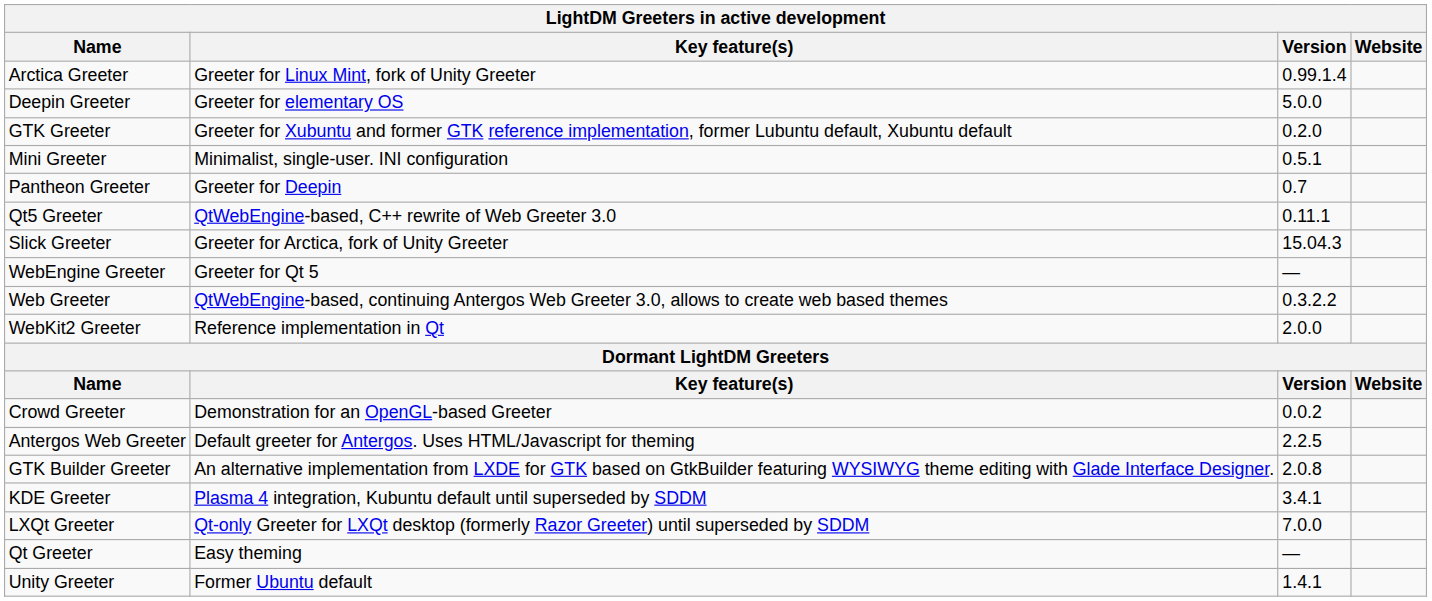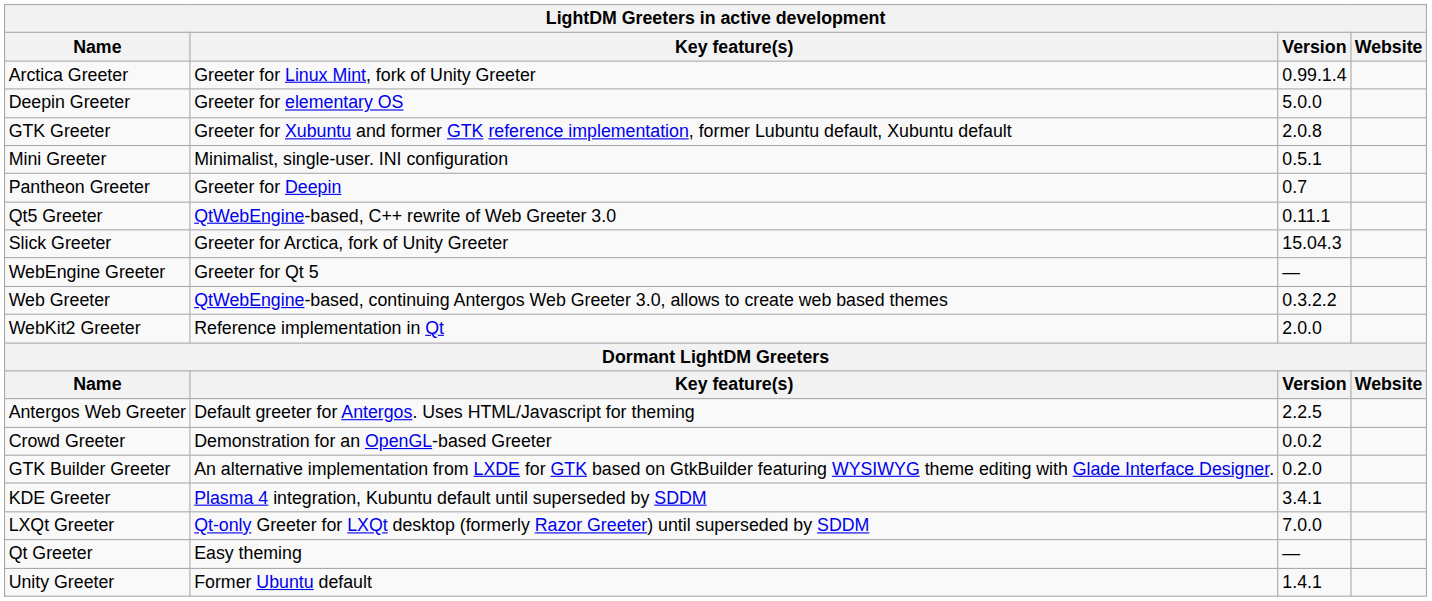(1302, 131) 0.2.0 -> (1302, 131) 2.0.8
rows swapped: (97, 441) <-> (67, 412)
(1302, 469) 2.0.8 -> (1302, 469) 0.2.0
